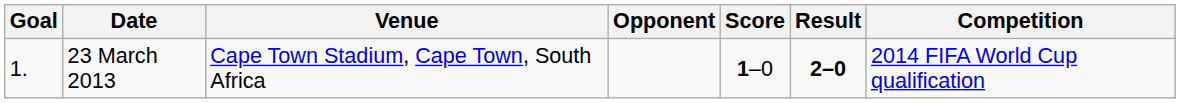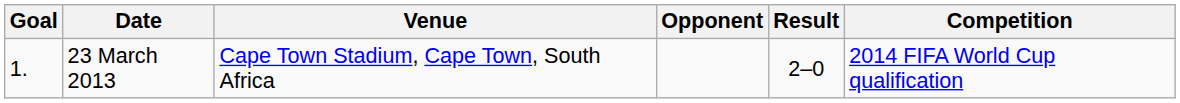- column: (755, 21)
(828, 68) bold -> (806, 68) normal
